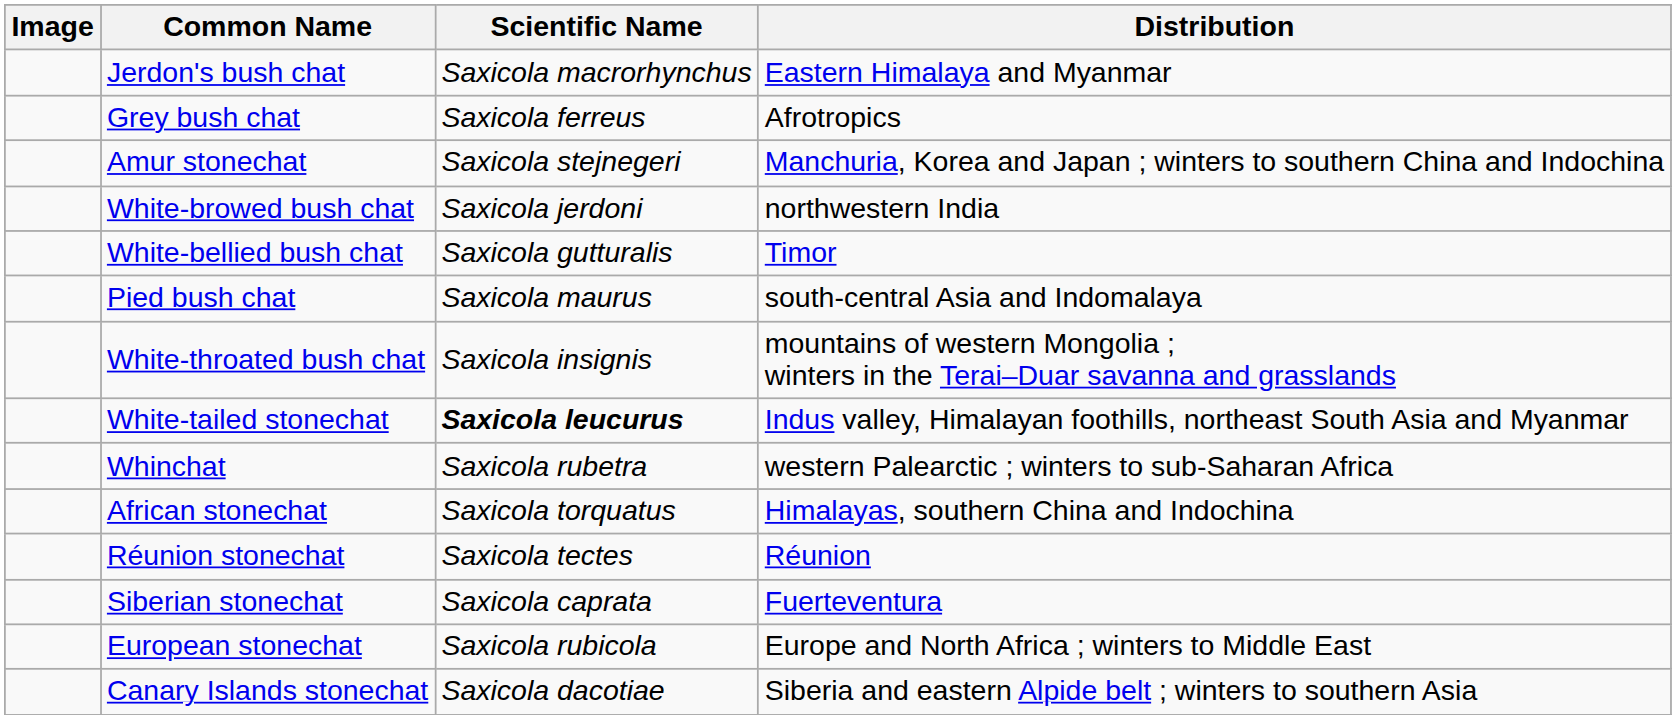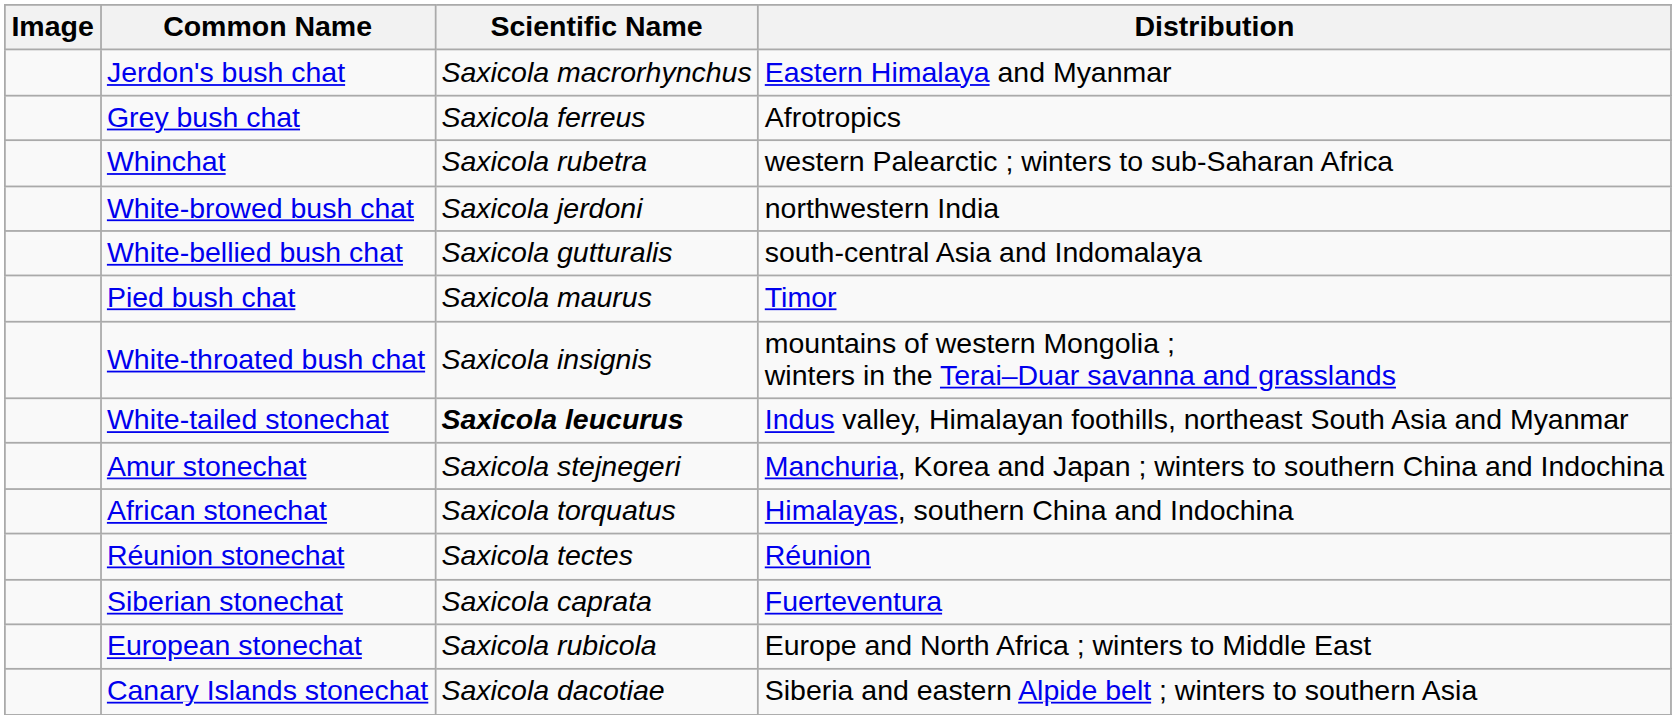rows swapped: (166, 465) <-> (207, 162)
(801, 252) Timor -> (983, 252) south-central Asia and Indomalaya
(983, 298) south-central Asia and Indomalaya -> (801, 298) Timor
